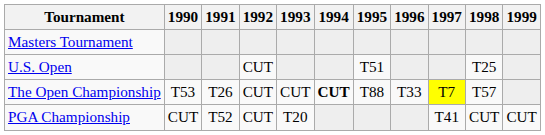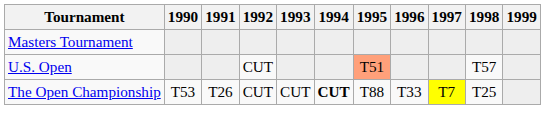(372, 67) no background -> (372, 67) lightsalmon background
(484, 67) T25 -> (484, 67) T57
(484, 92) T57 -> (484, 92) T25
- row: (69, 117)
